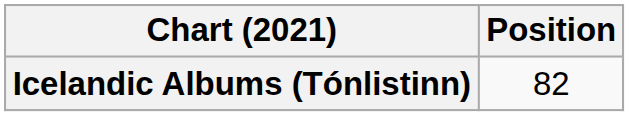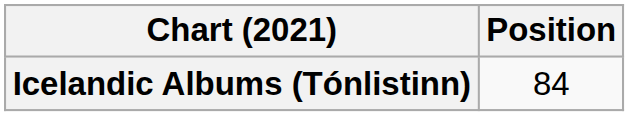(551, 82) 82 -> (551, 82) 84
